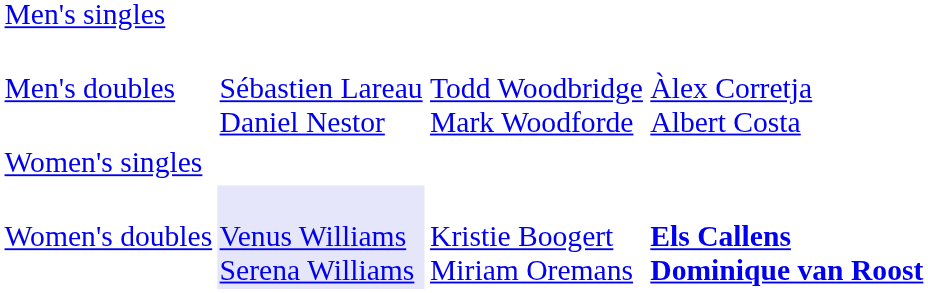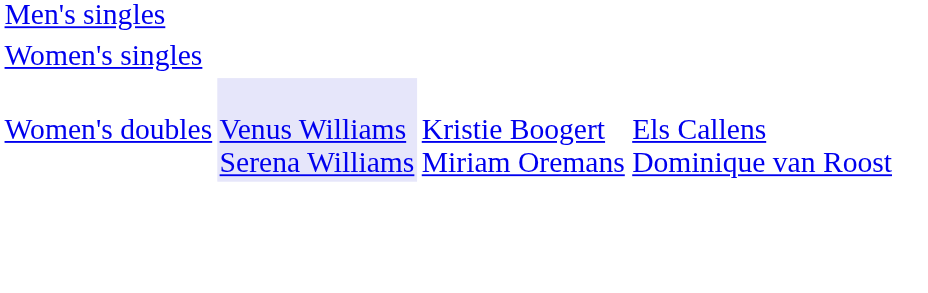- row: (90, 88)
(787, 253) bold -> (762, 146) normal
